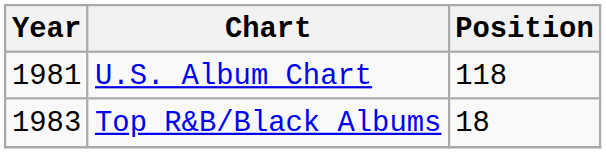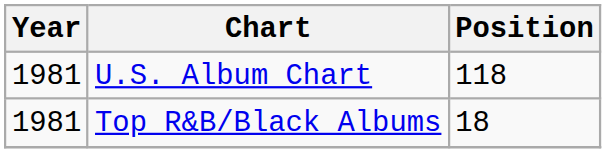(47, 123) 1983 -> (47, 123) 1981
